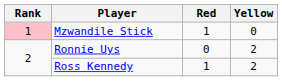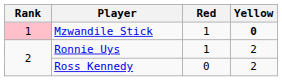(254, 31) normal -> (254, 31) bold
(206, 49) 0 -> (206, 49) 1
(206, 67) 1 -> (206, 67) 0
